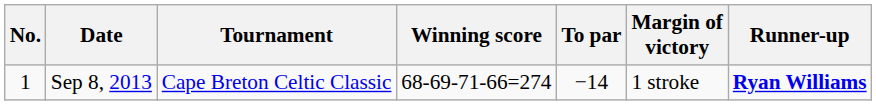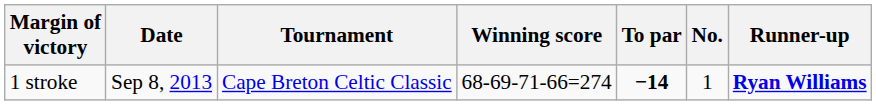columns swapped: (25, 34) <-> (677, 34)
(591, 82) normal -> (652, 82) bold
